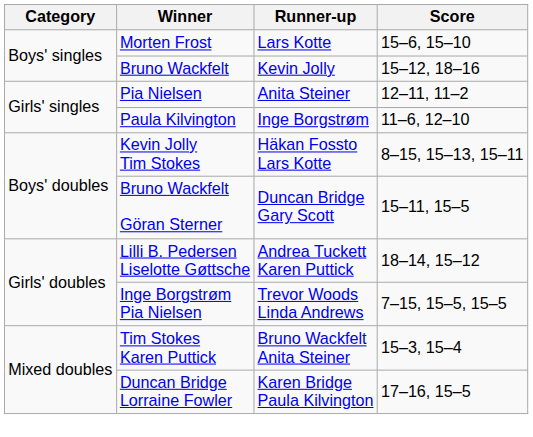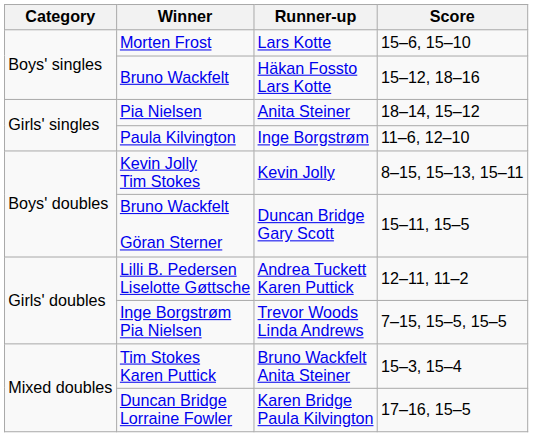(296, 68) Kevin Jolly -> (307, 77) Häkan Fossto Lars Kotte
(425, 94) 12–11, 11–2 -> (430, 112) 18–14, 15–12
(307, 154) Häkan Fossto Lars Kotte -> (296, 172) Kevin Jolly
(430, 260) 18–14, 15–12 -> (425, 278) 12–11, 11–2
